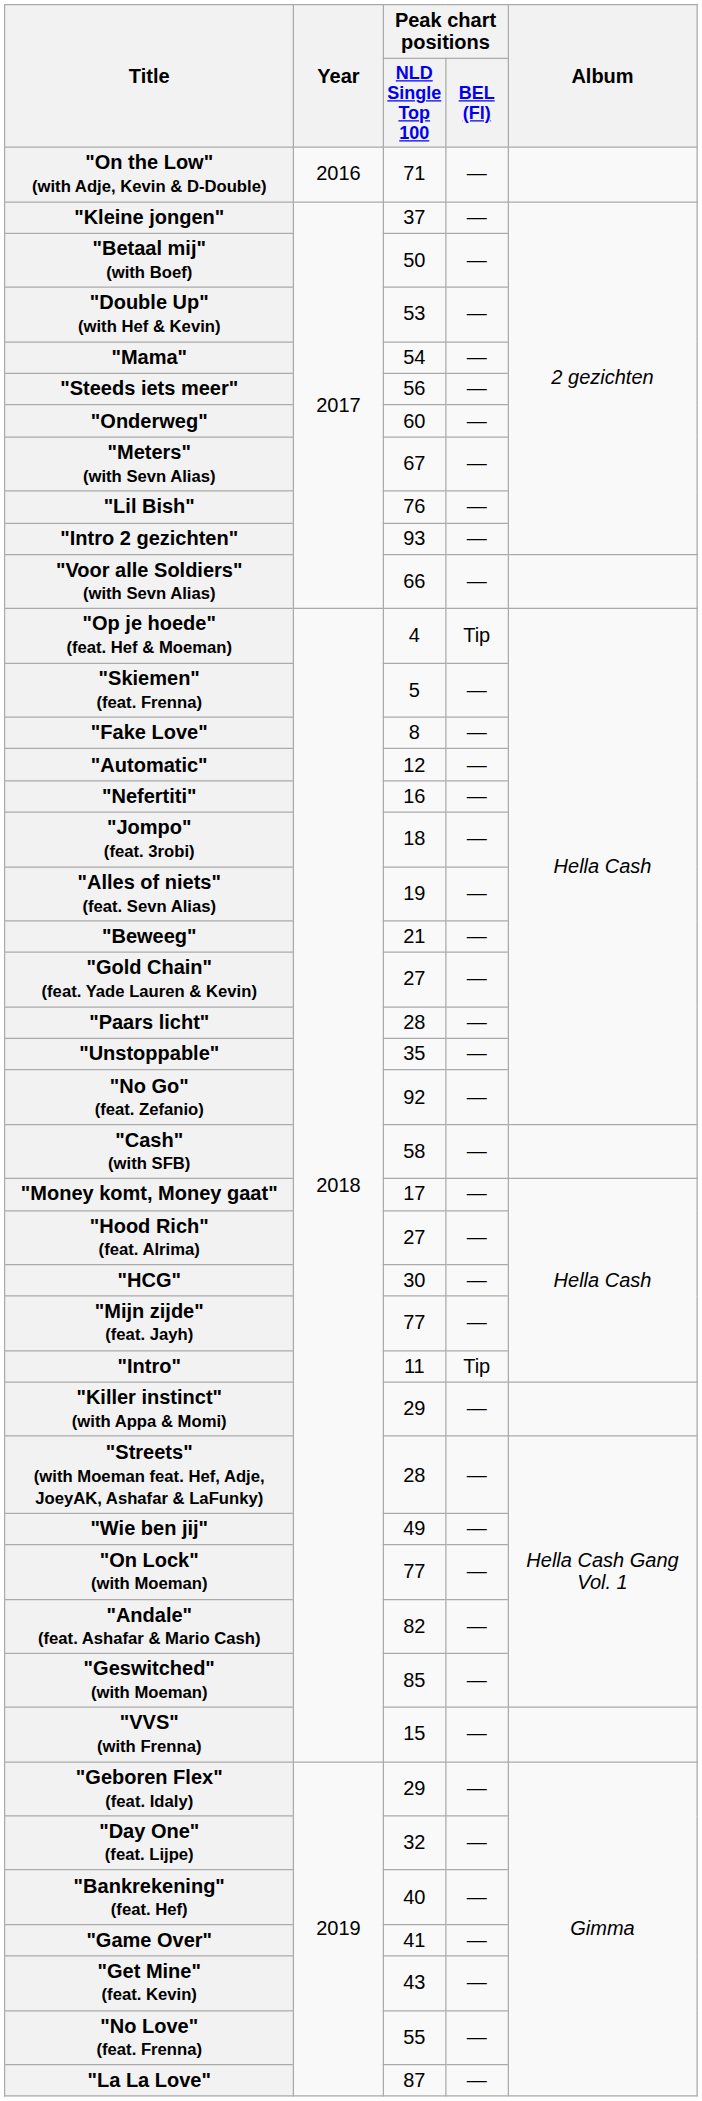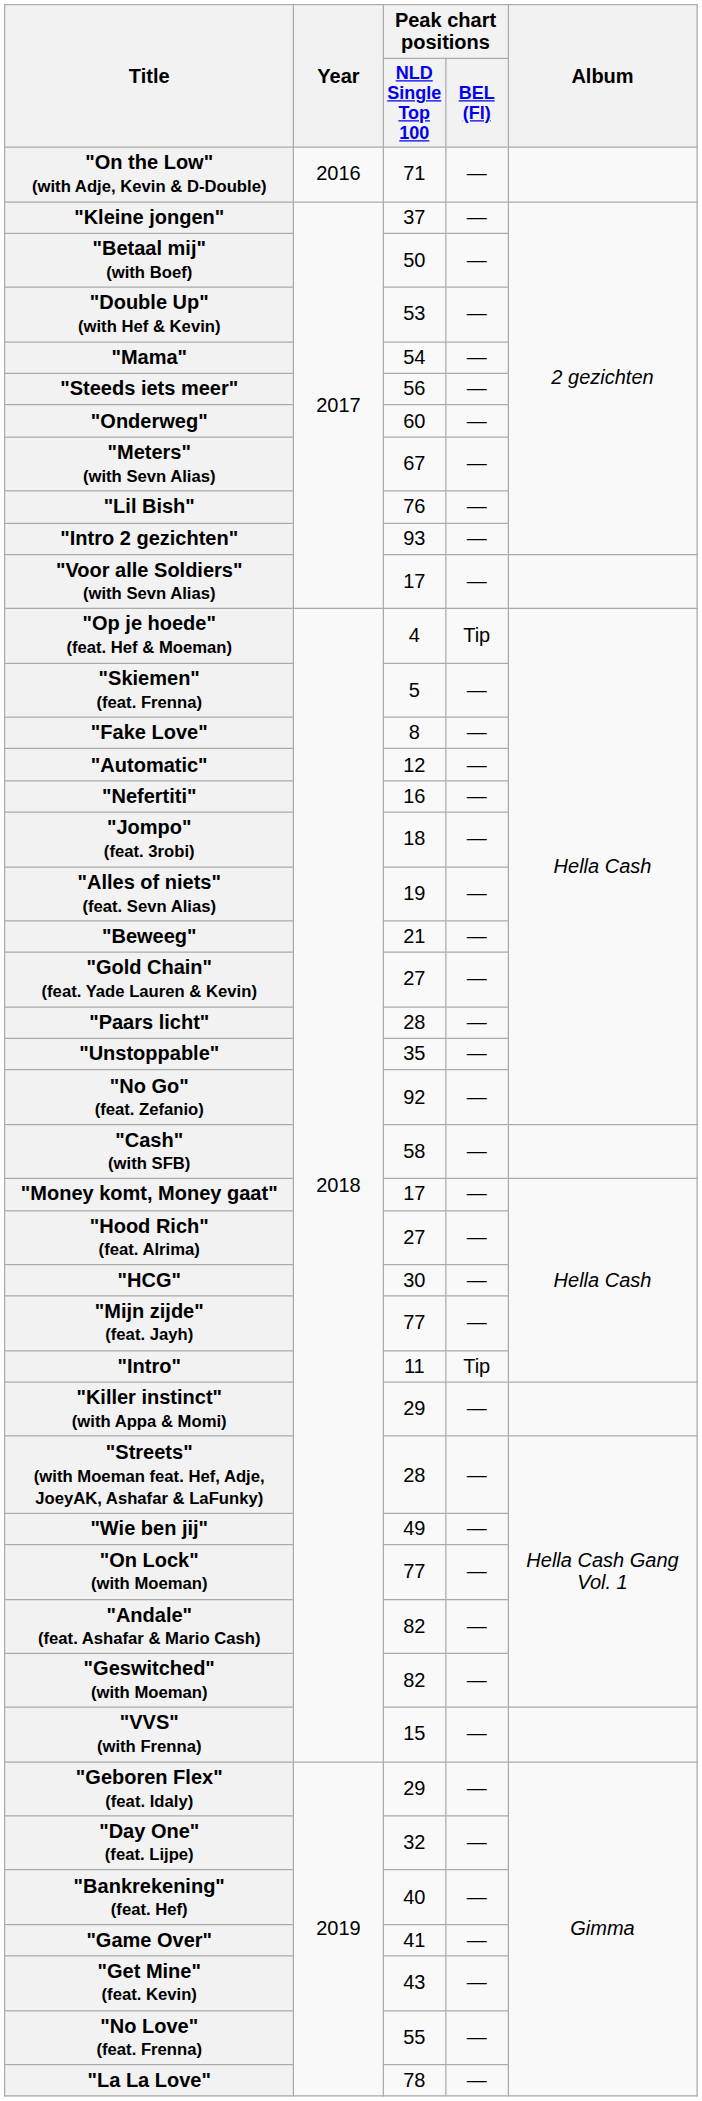(414, 581) 66 -> (414, 581) 17
(414, 1680) 85 -> (414, 1680) 82
(414, 2080) 87 -> (414, 2080) 78
